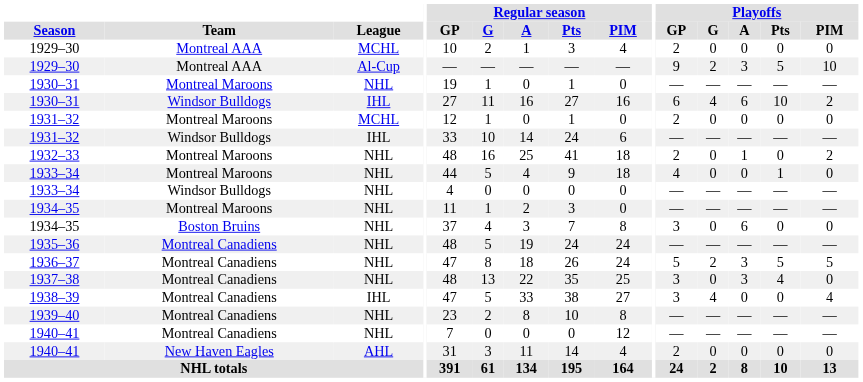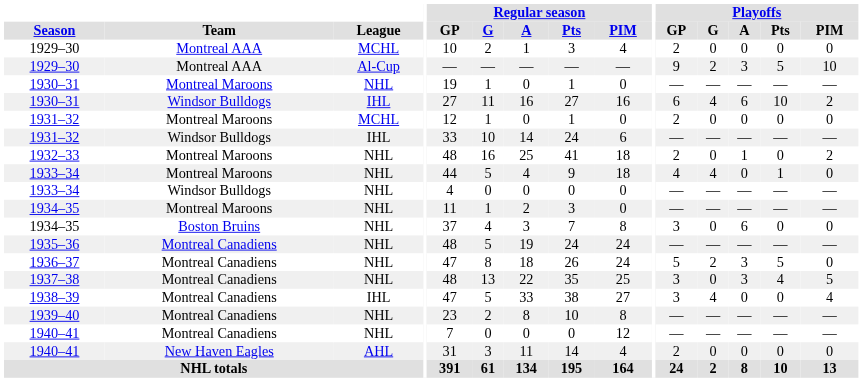(713, 173) 0 -> (713, 173) 4
(830, 262) 5 -> (830, 262) 0
(830, 279) 0 -> (830, 279) 5
